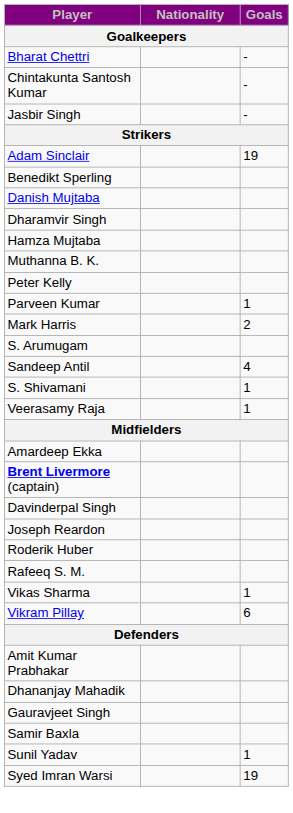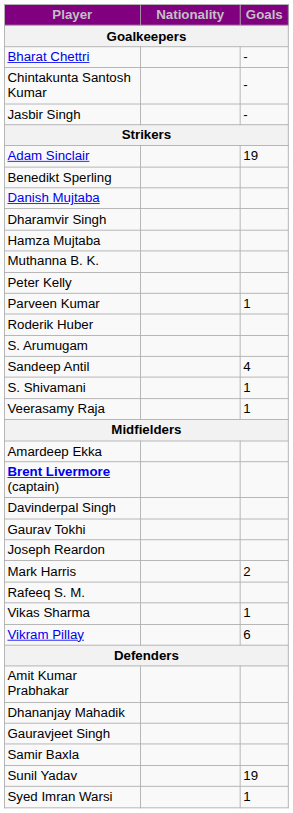rows swapped: (50, 550) <-> (42, 324)
+ row: (46, 529)
(247, 754) 1 -> (251, 775) 19
(251, 775) 19 -> (247, 796) 1
